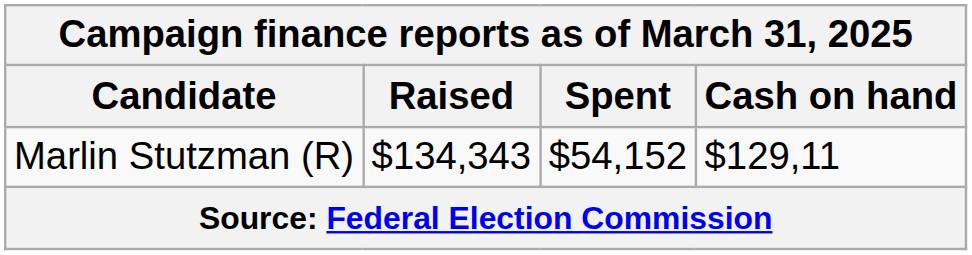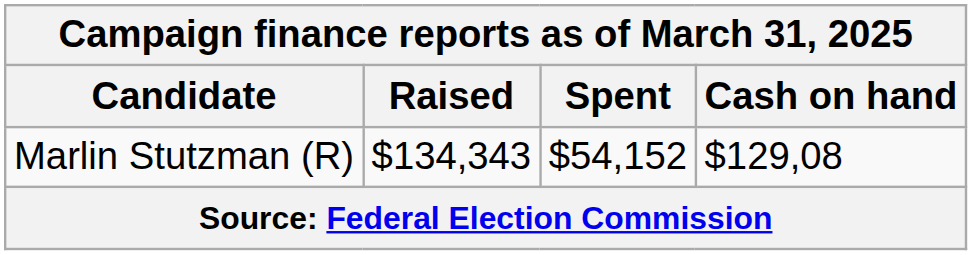(772, 156) $129,11 -> (774, 156) $129,08
